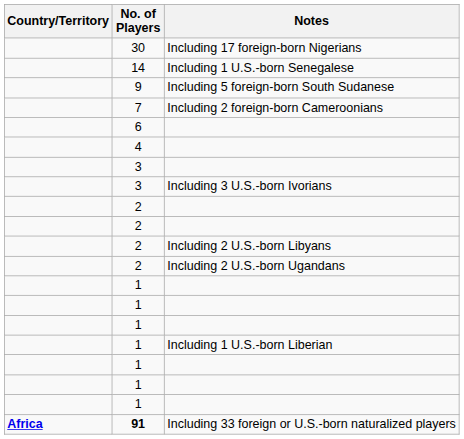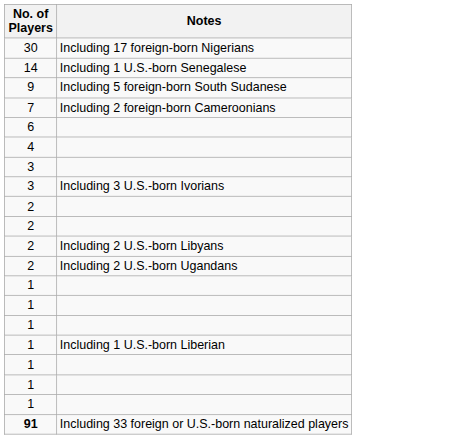- column: (58, 21)
